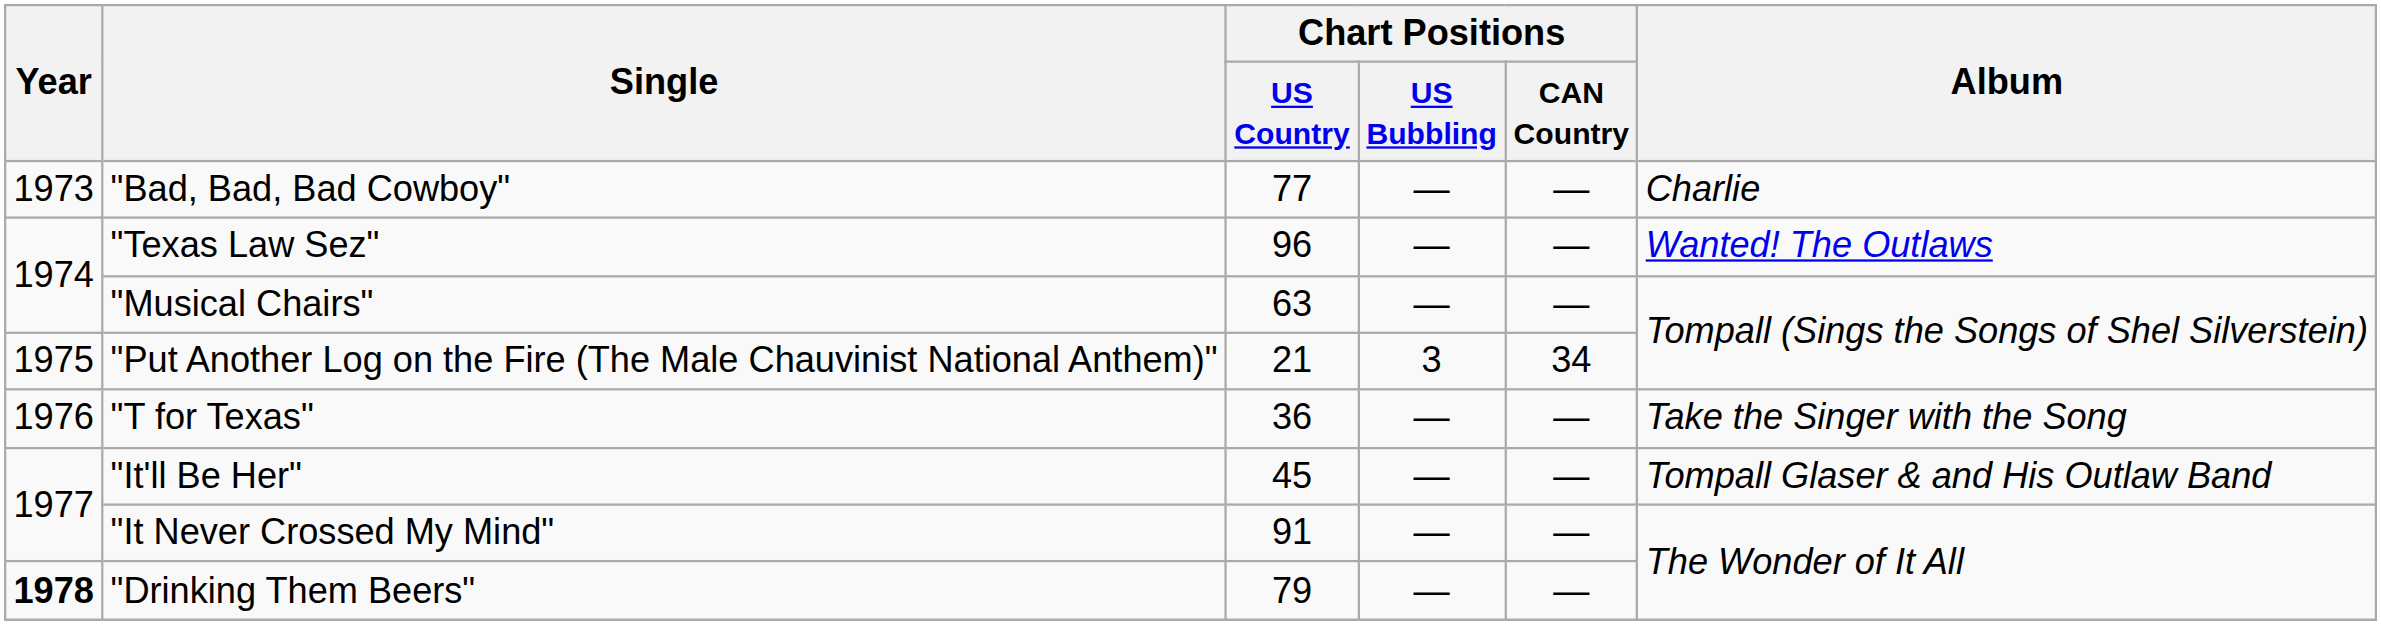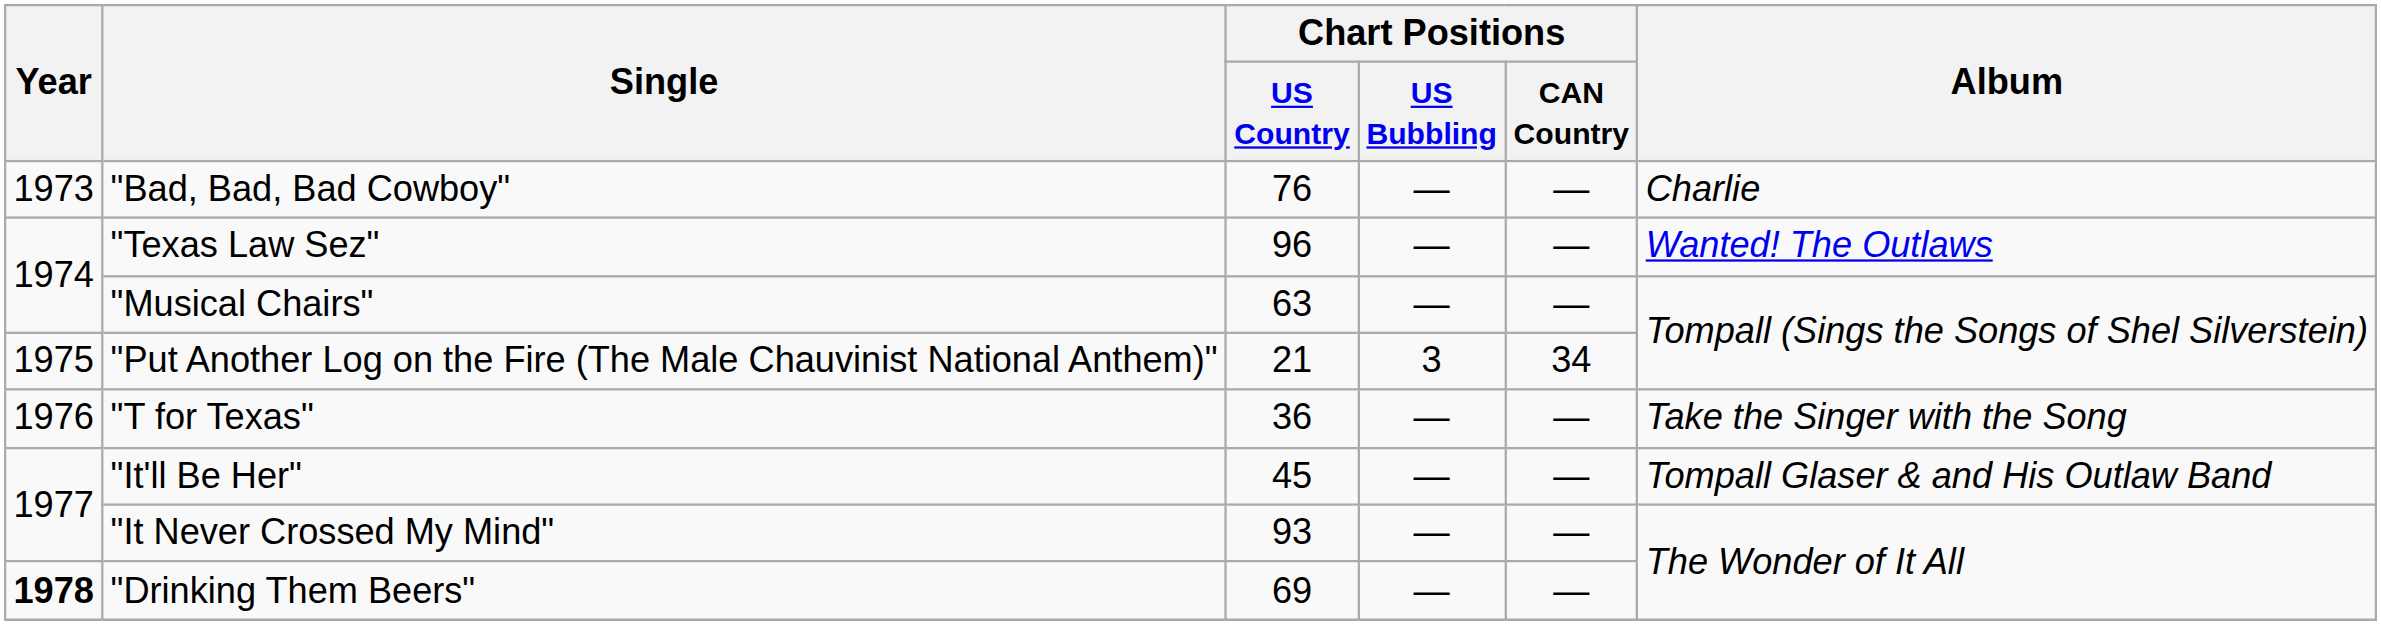(1292, 188) 77 -> (1292, 188) 76
(1292, 532) 91 -> (1292, 532) 93
(1292, 589) 79 -> (1292, 589) 69
